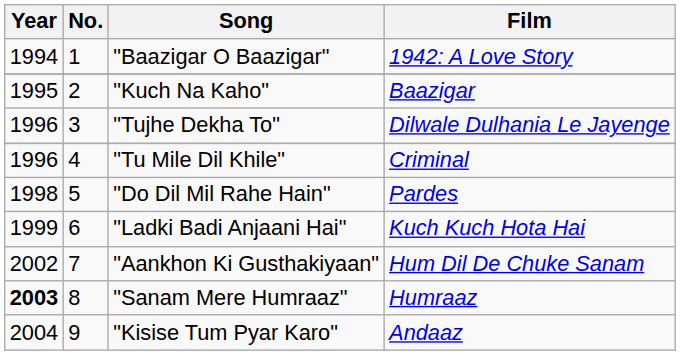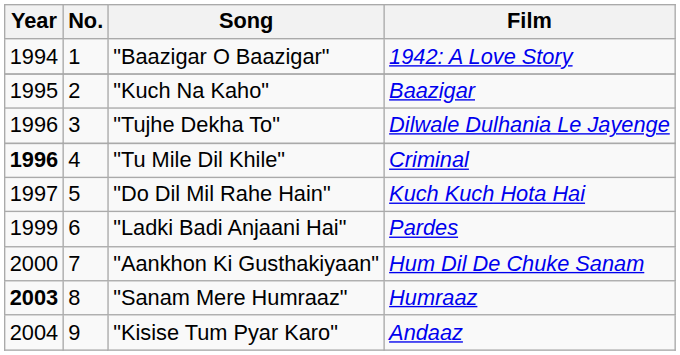(34, 159) normal -> (34, 159) bold
(34, 194) 1998 -> (34, 194) 1997
(424, 194) Pardes -> (487, 194) Kuch Kuch Hota Hai
(487, 228) Kuch Kuch Hota Hai -> (424, 228) Pardes
(34, 263) 2002 -> (34, 263) 2000
